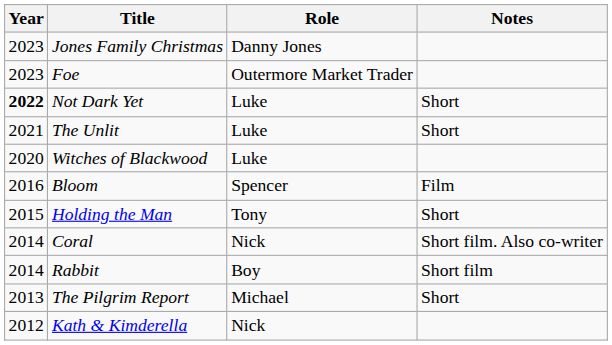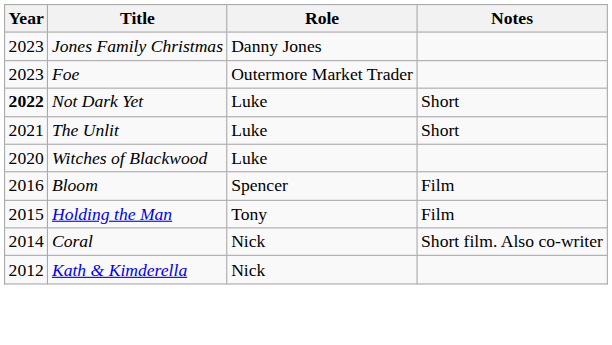(440, 213) Short -> (438, 213) Film
- row: (75, 269)
- row: (120, 297)
